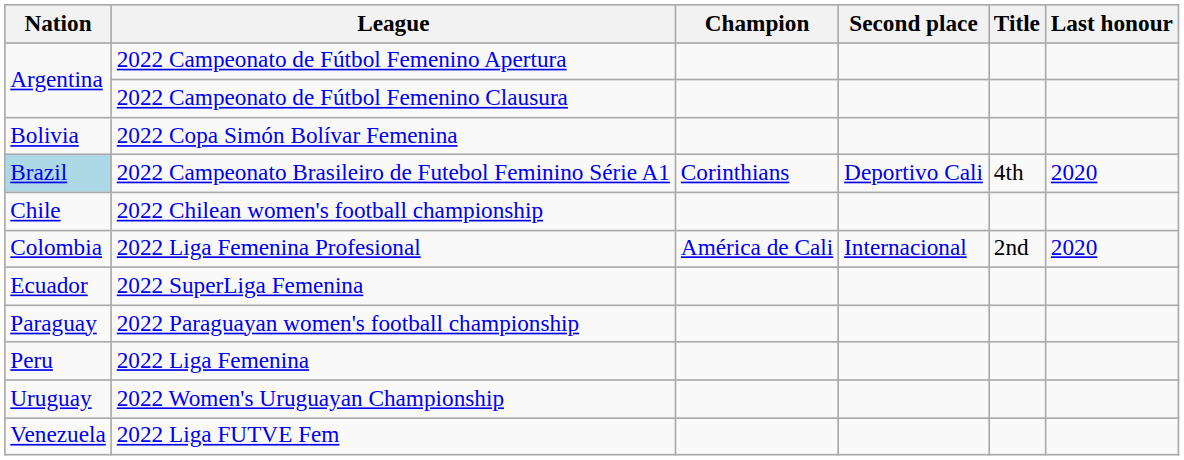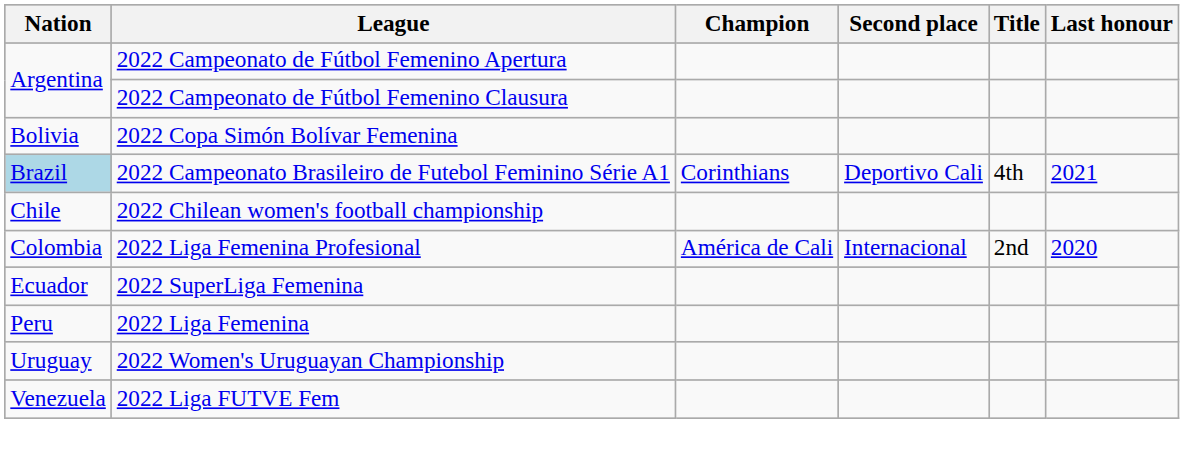(1074, 173) 2020 -> (1074, 173) 2021
- row: (348, 323)
